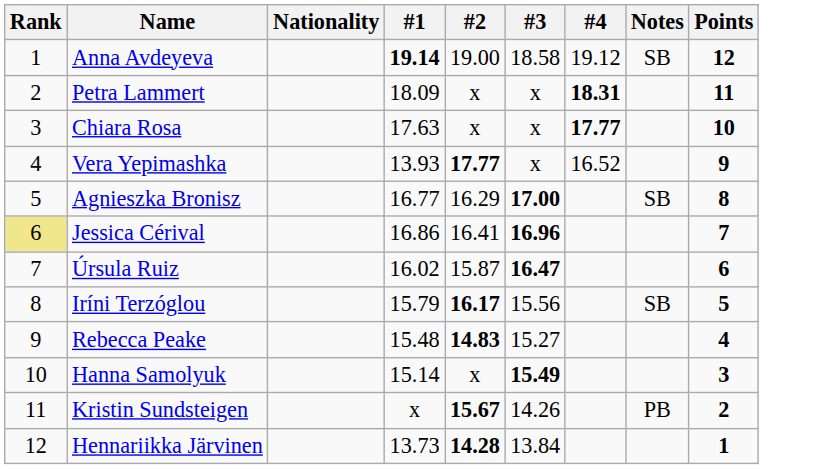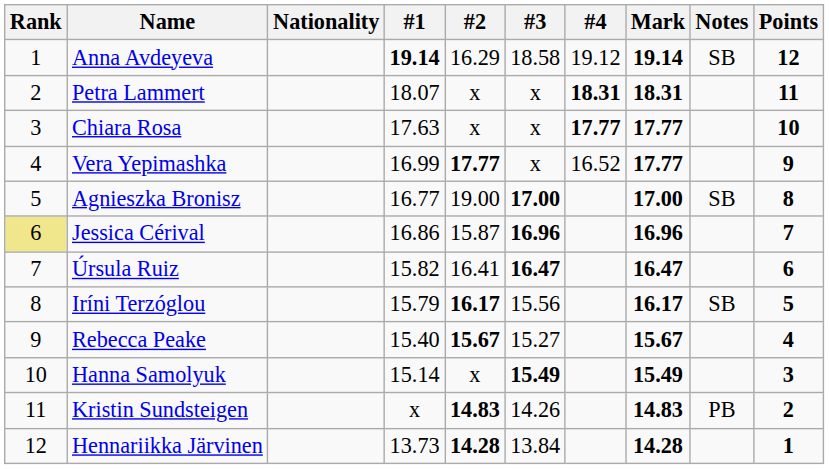+ column: (658, 22)
(475, 57) 19.00 -> (475, 57) 16.29
(415, 92) 18.09 -> (415, 92) 18.07
(415, 163) 13.93 -> (415, 163) 16.99
(475, 198) 16.29 -> (475, 198) 19.00
(475, 233) 16.41 -> (475, 233) 15.87
(415, 269) 16.02 -> (415, 269) 15.82
(475, 269) 15.87 -> (475, 269) 16.41
(415, 339) 15.48 -> (415, 339) 15.40
(475, 339) 14.83 -> (475, 339) 15.67
(475, 410) 15.67 -> (475, 410) 14.83
